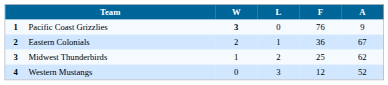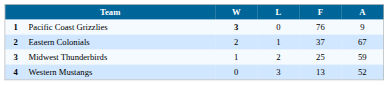(320, 42) 36 -> (320, 42) 37
(362, 57) 62 -> (362, 57) 59
(320, 72) 12 -> (320, 72) 13
